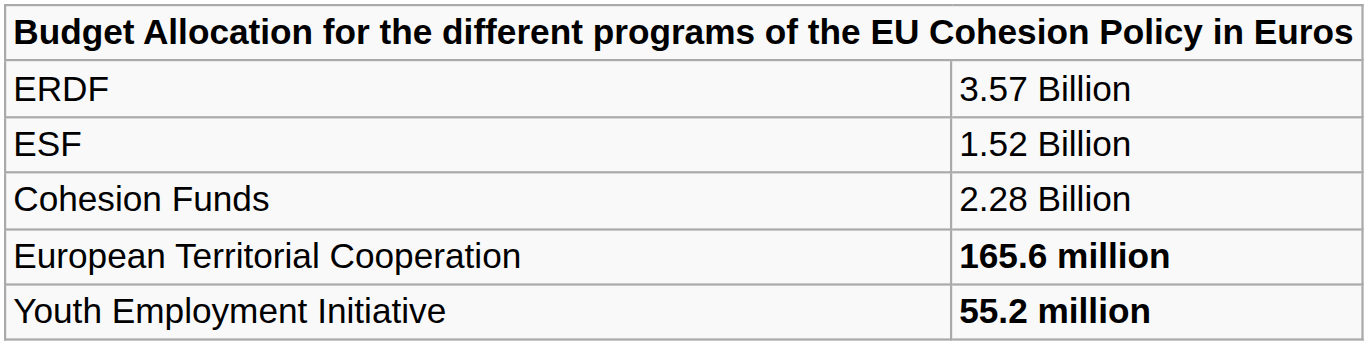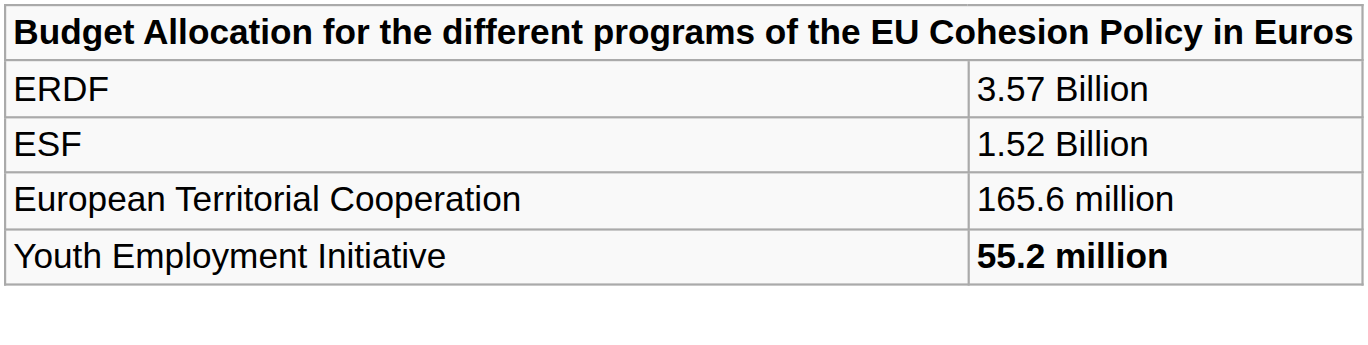- row: (141, 199)
(1065, 255) bold -> (1076, 199) normal
